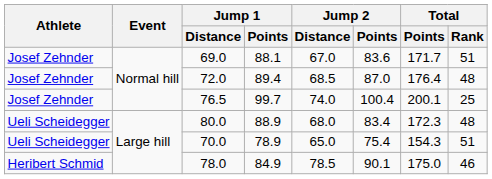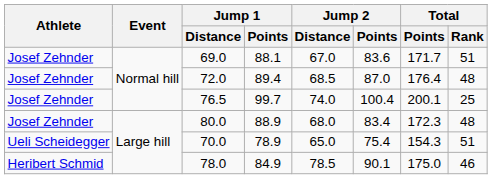(59, 121) Ueli Scheidegger -> (50, 121) Josef Zehnder
